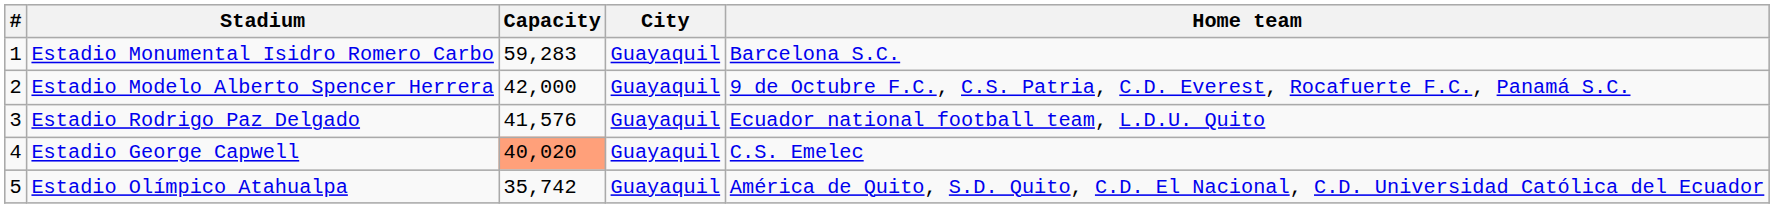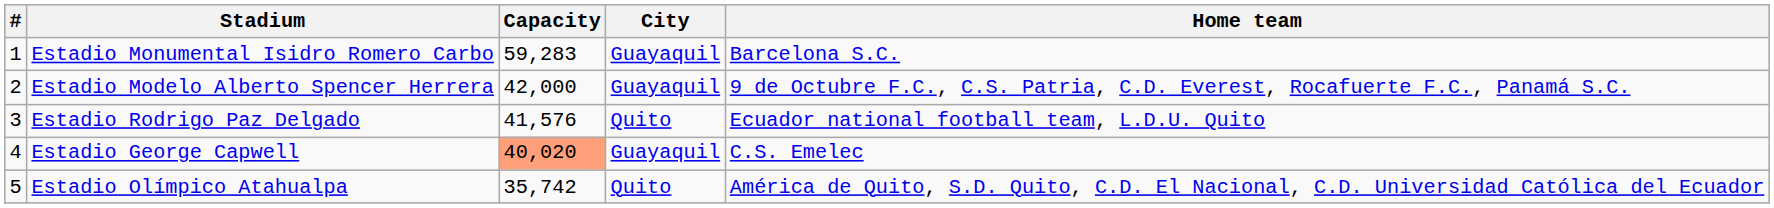(665, 120) Guayaquil -> (641, 120) Quito
(665, 187) Guayaquil -> (641, 187) Quito
